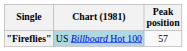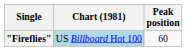(163, 38) 57 -> (163, 38) 60
